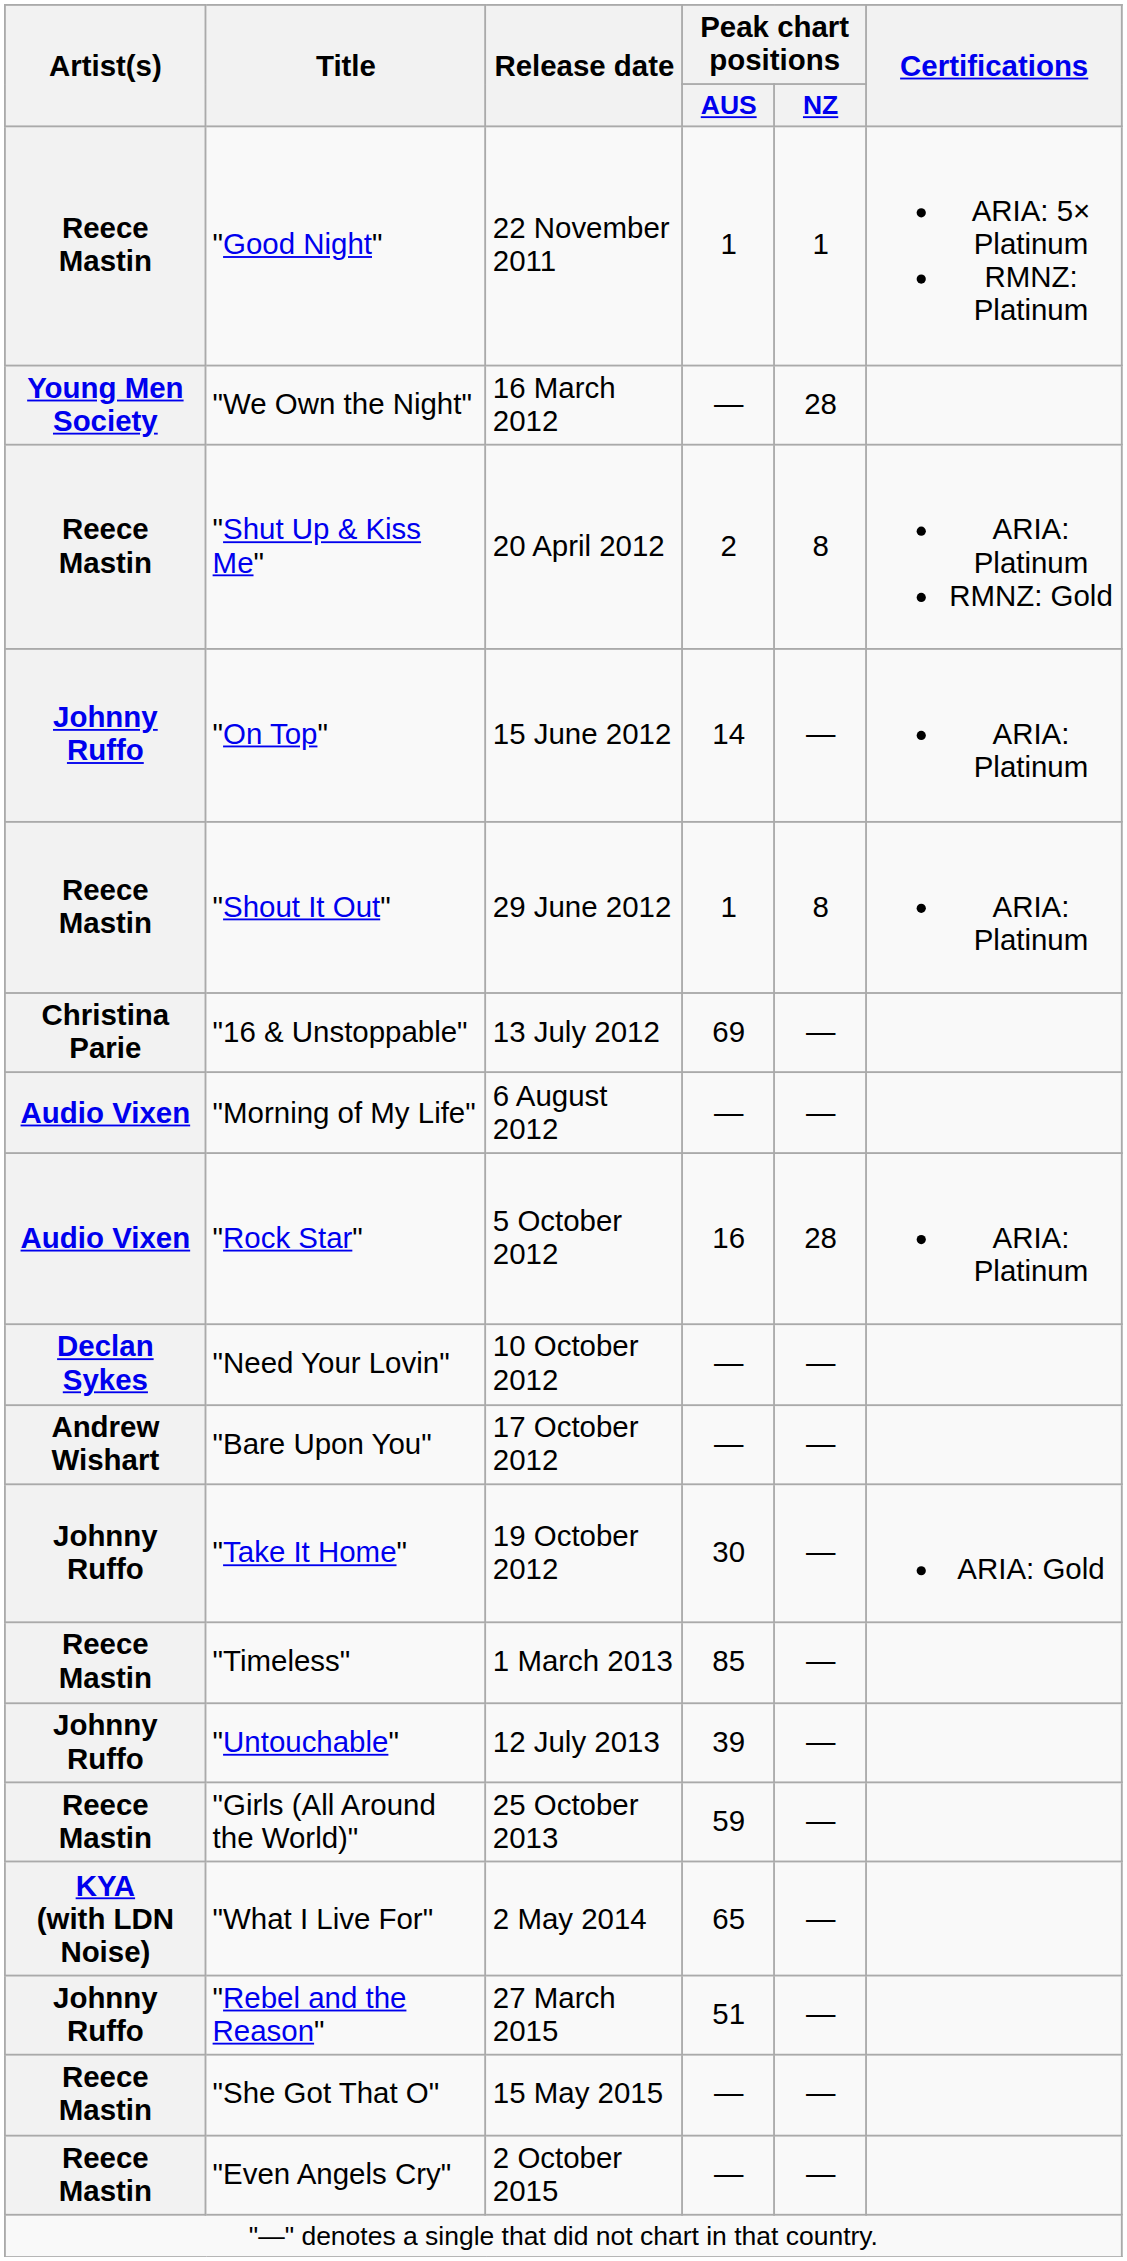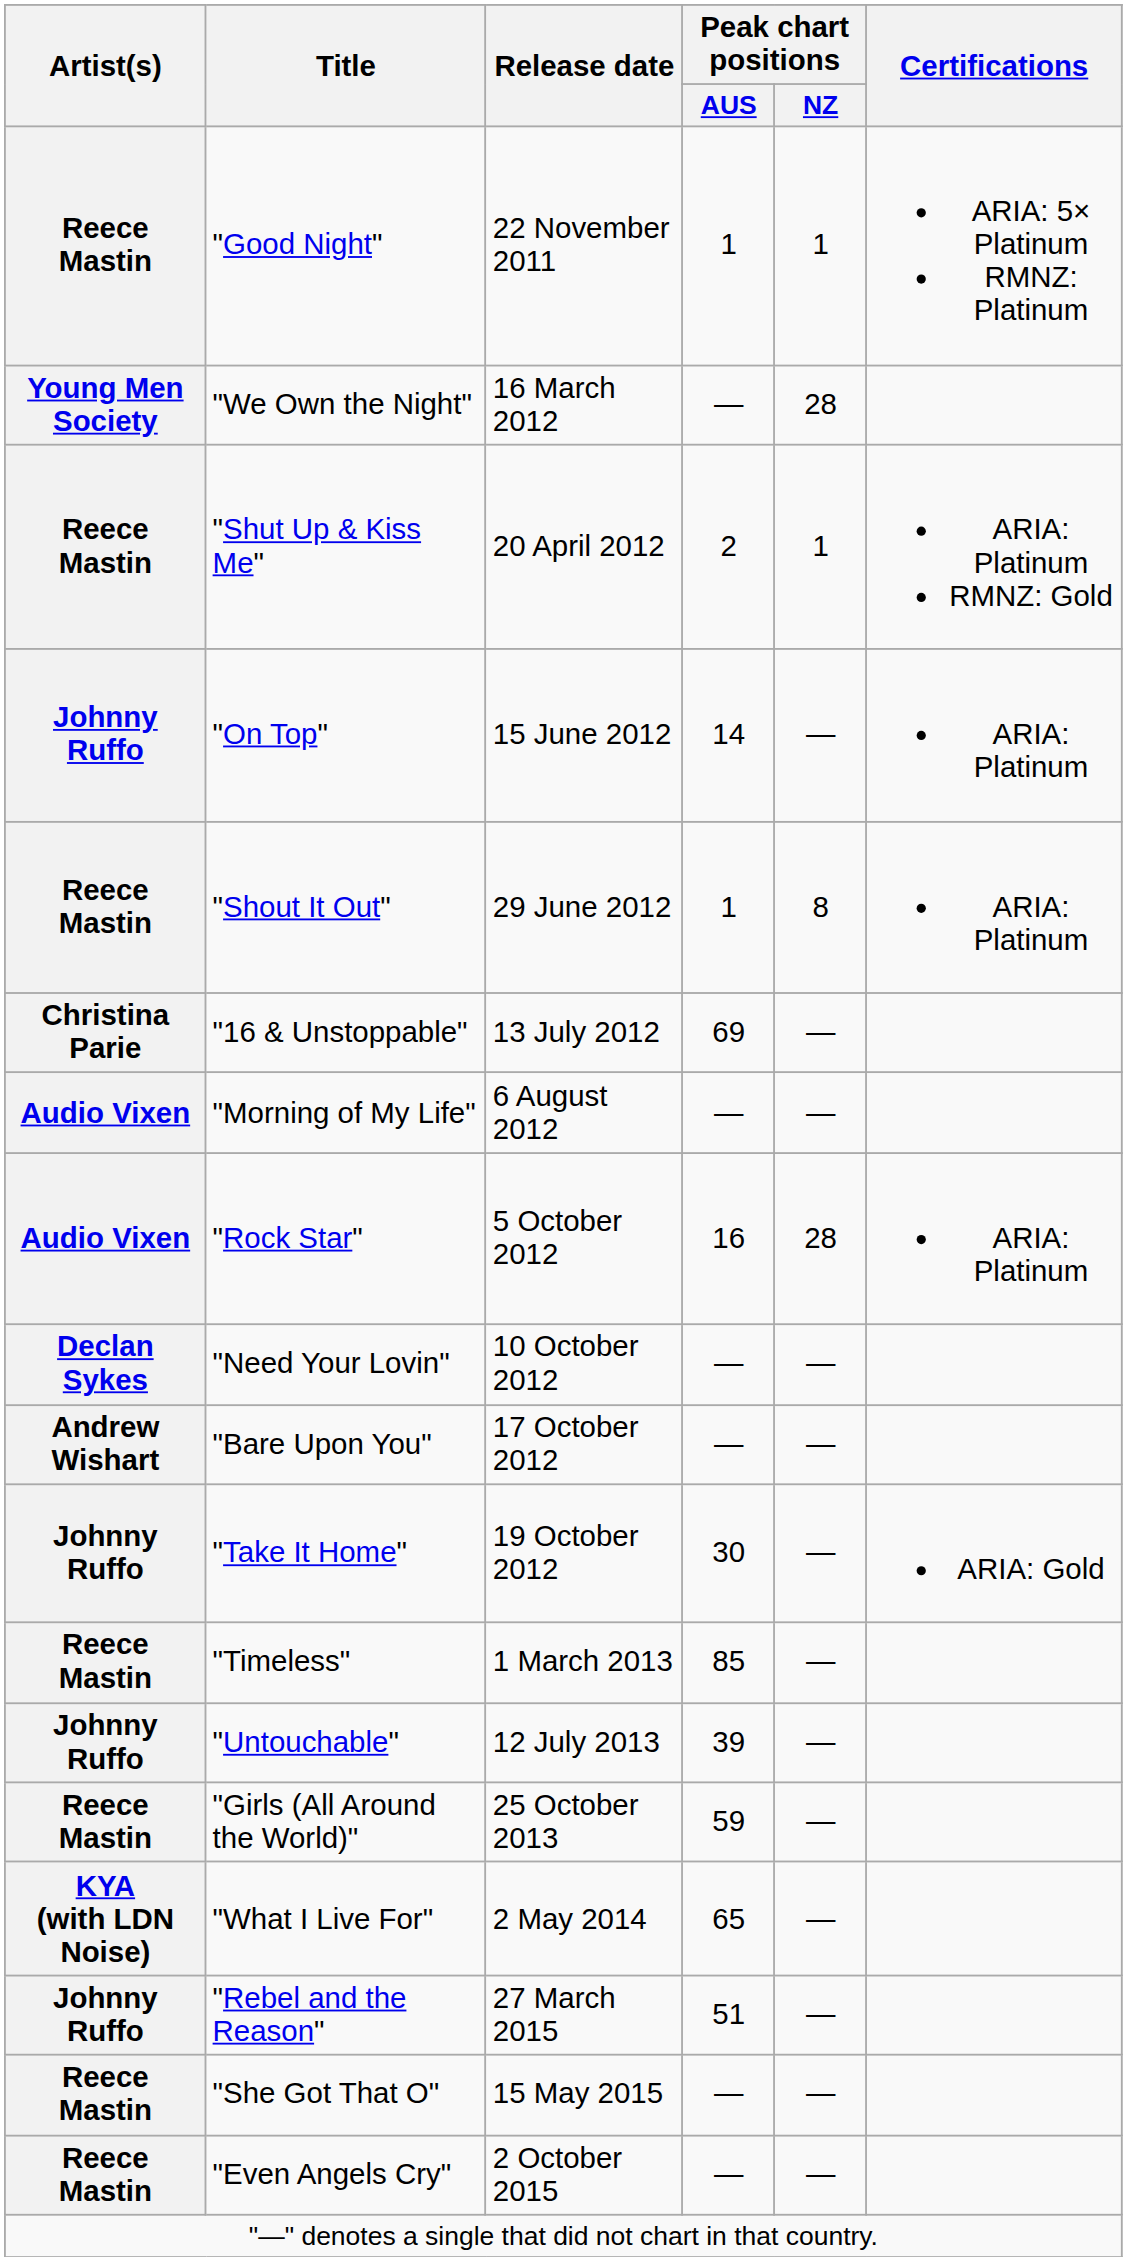(821, 546) 8 -> (821, 546) 1
